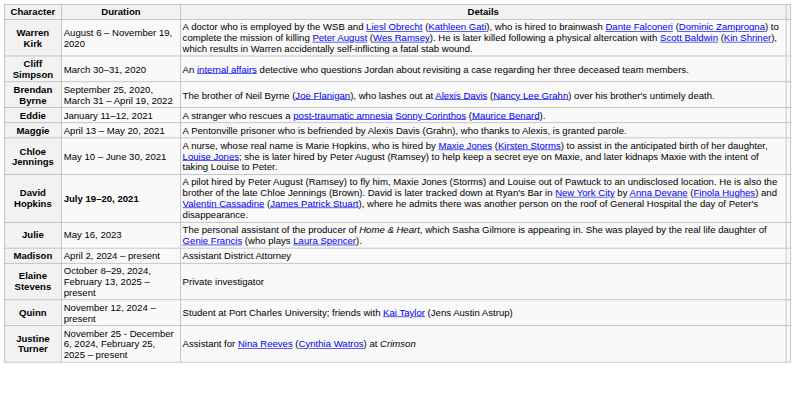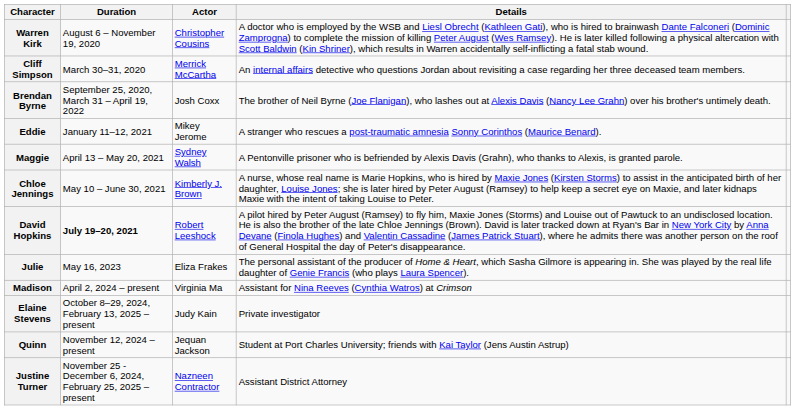+ column: (204, 12)
(237, 256) Assistant District Attorney -> (355, 288) Assistant for Nina Reeves (Cynthia Watros) at Crimson
(299, 344) Assistant for Nina Reeves (Cynthia Watros) at Crimson -> (293, 381) Assistant District Attorney
